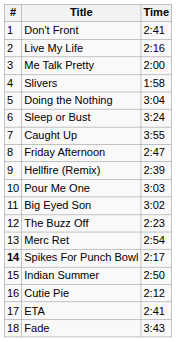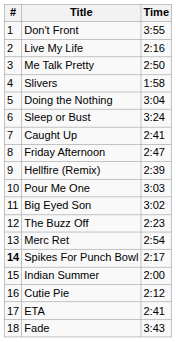(154, 30) 2:41 -> (154, 30) 3:55
(154, 65) 2:00 -> (154, 65) 2:50
(154, 135) 3:55 -> (154, 135) 2:41
(154, 275) 2:50 -> (154, 275) 2:00
